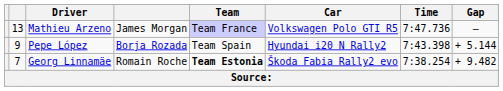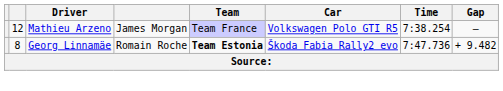(18, 29) 13 -> (18, 29) 12
(426, 29) 7:47.736 -> (426, 29) 7:38.254
- row: (58, 45)
(18, 62) 7 -> (18, 45) 8
(426, 62) 7:38.254 -> (426, 45) 7:47.736
